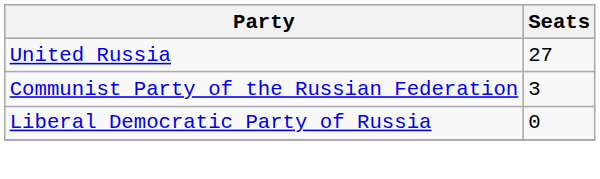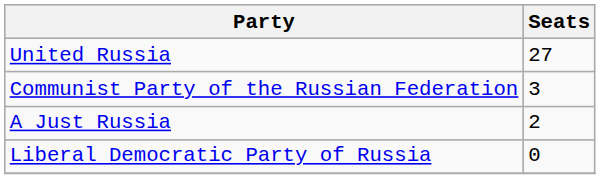+ row: (90, 123)
